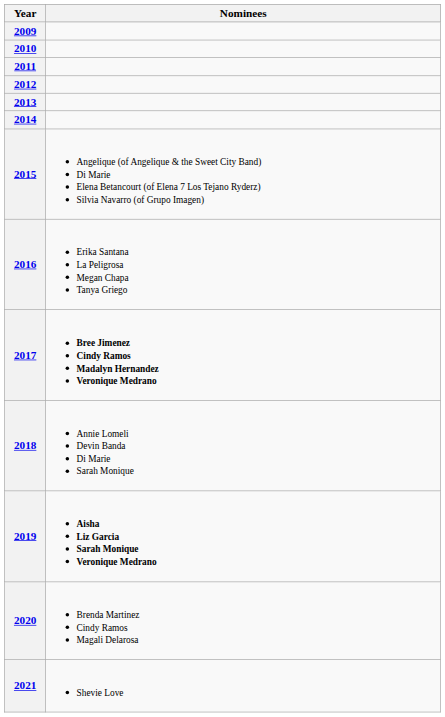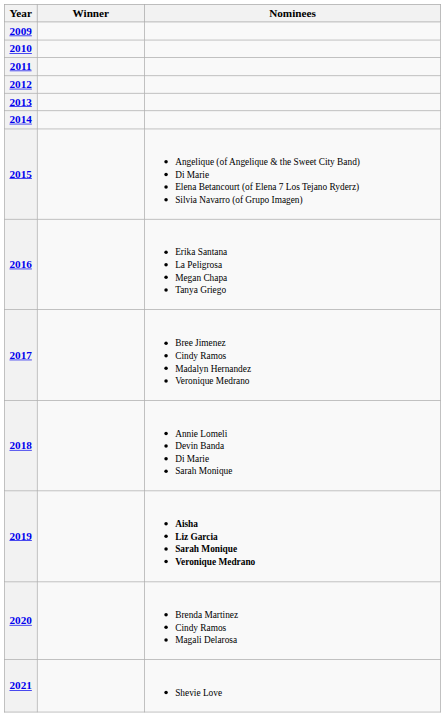+ column: (91, 13)
(243, 361) bold -> (293, 361) normal
